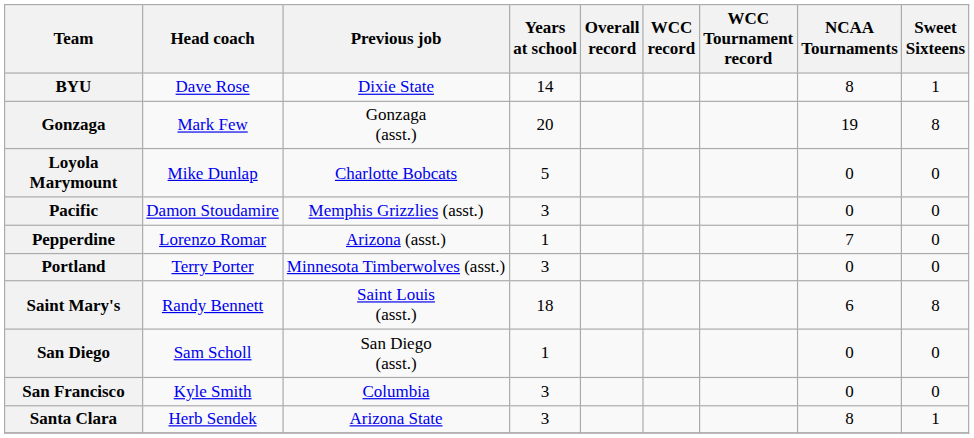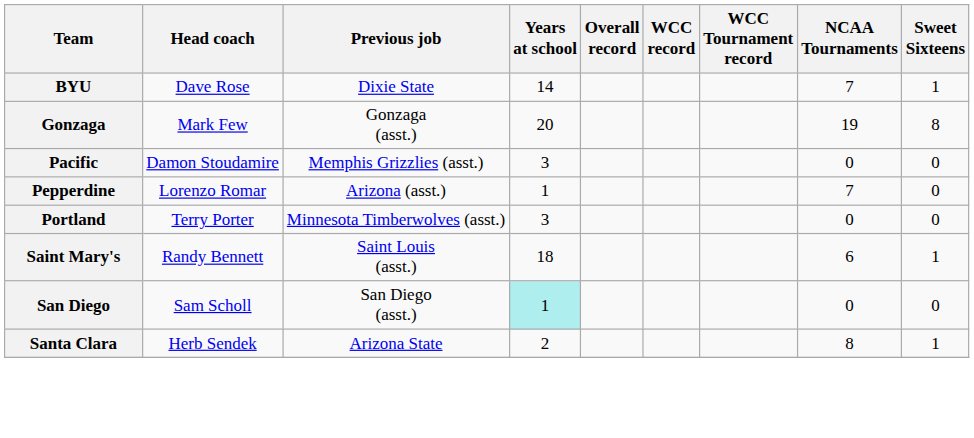(849, 87) 8 -> (849, 87) 7
- row: (73, 173)
(935, 305) 8 -> (935, 257) 1
(545, 353) no background -> (545, 305) paleturquoise background
- row: (73, 391)
(545, 419) 3 -> (545, 343) 2
